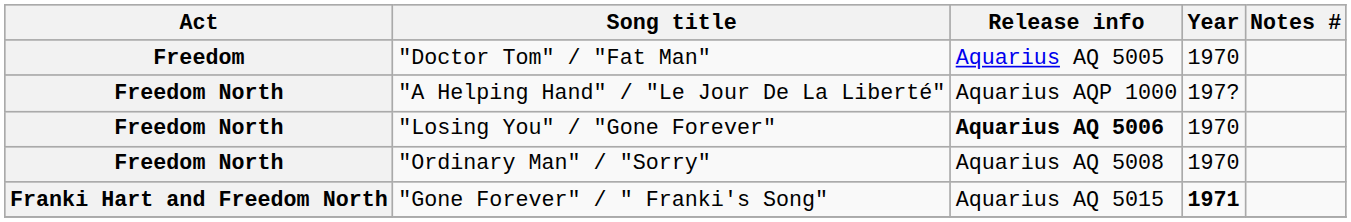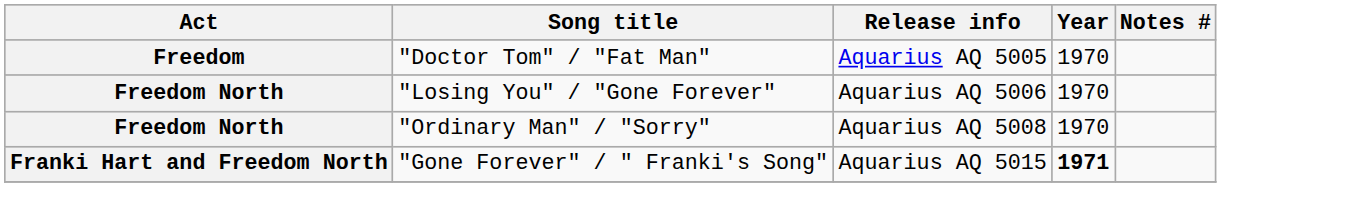- row: (672, 93)
(1060, 129) bold -> (943, 93) normal
